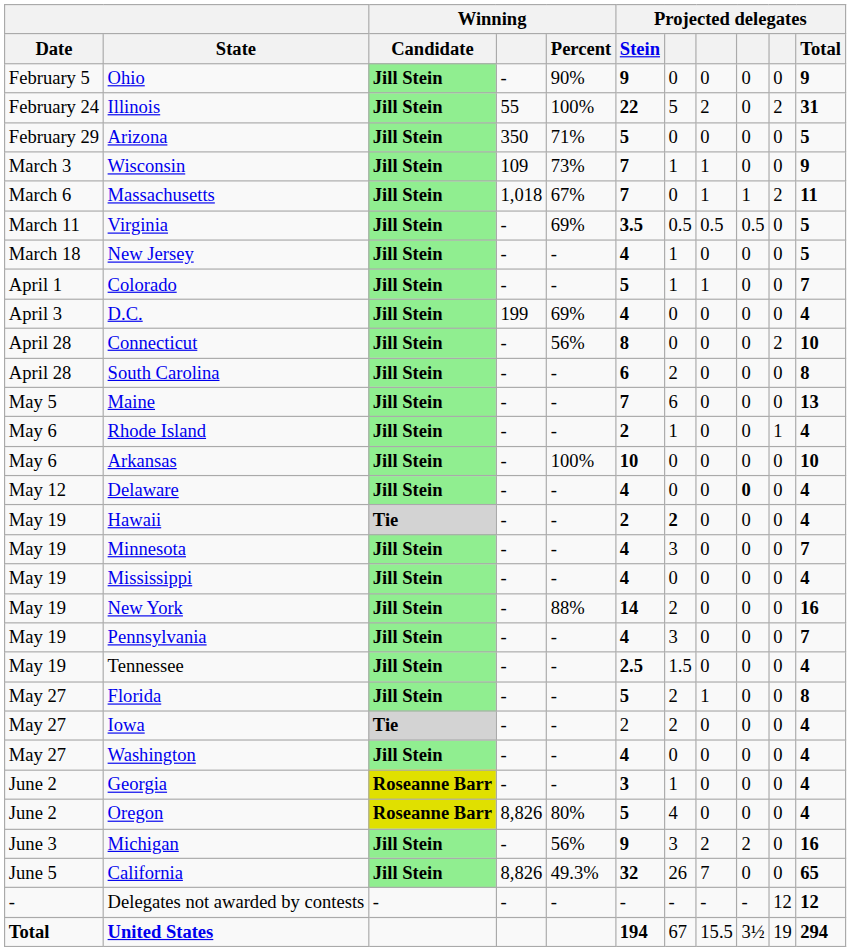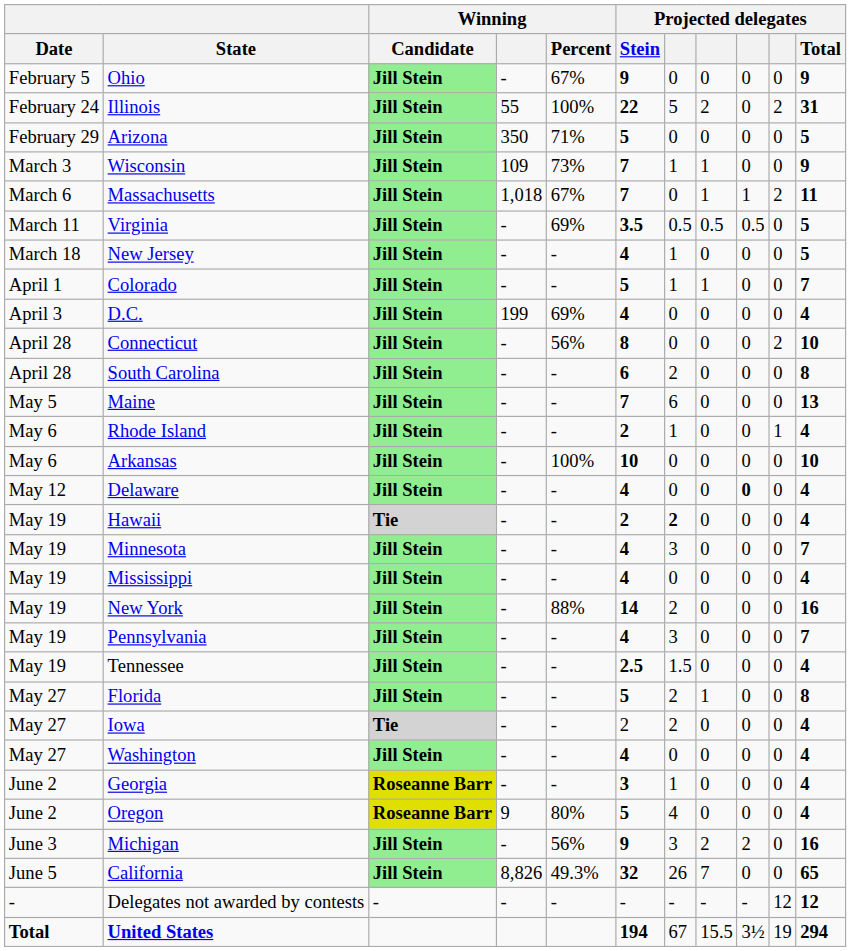(568, 78) 90% -> (568, 78) 67%
(521, 813) 8,826 -> (505, 813) 9
